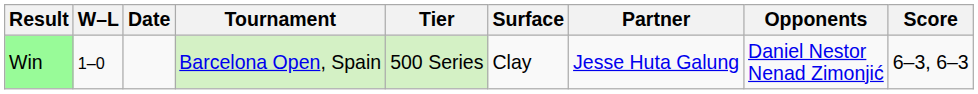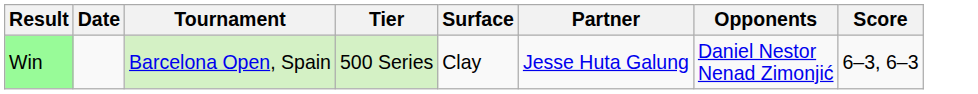- column: (98, 19)
